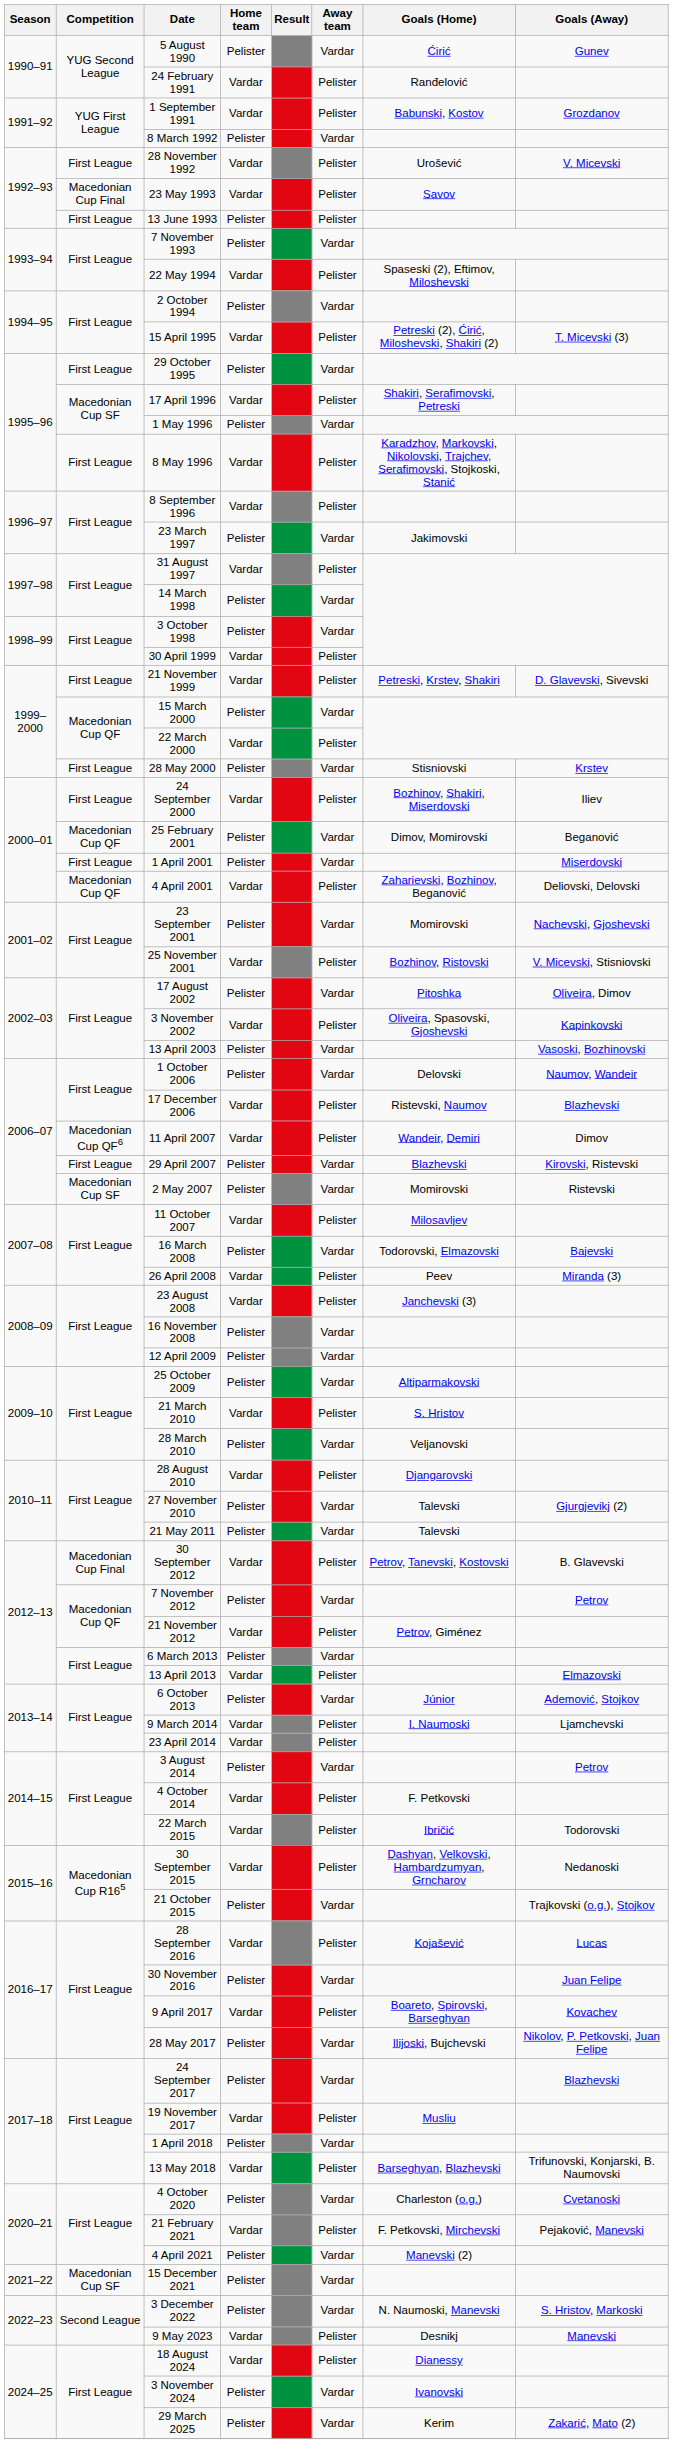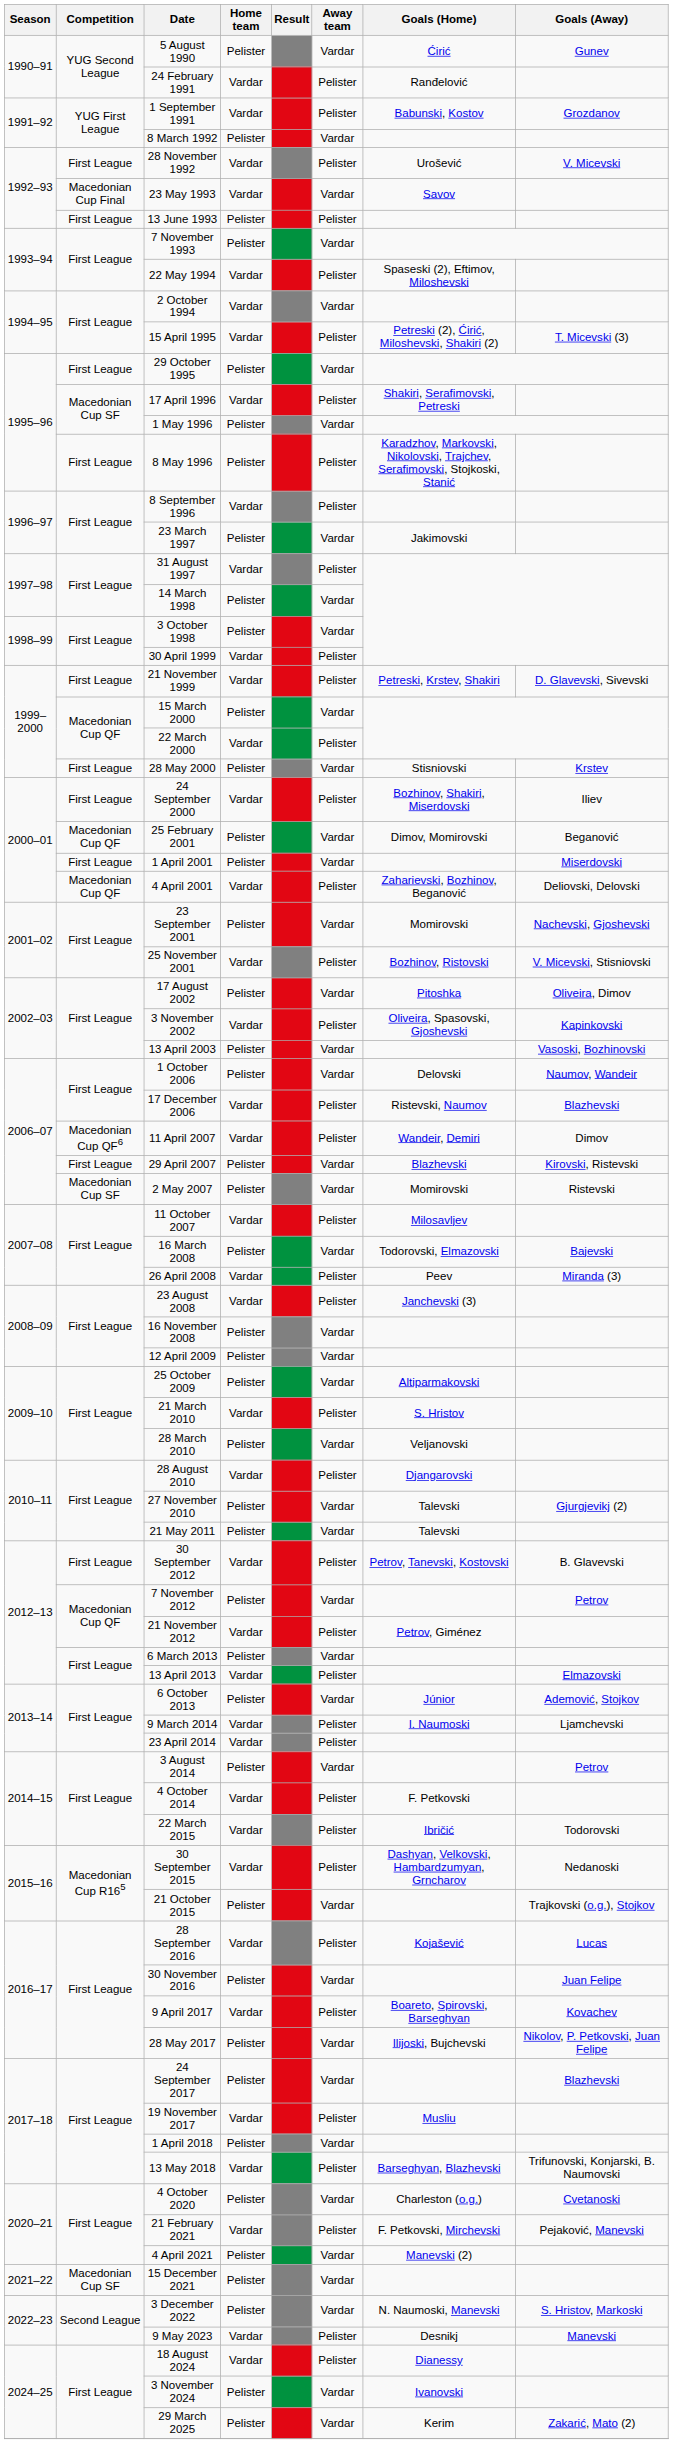(337, 194) Pelister -> (337, 194) Vardar
(246, 306) Pelister -> (246, 306) Vardar
(246, 462) Vardar -> (246, 462) Pelister
(100, 1562) Macedonian Cup Final -> (100, 1562) First League
